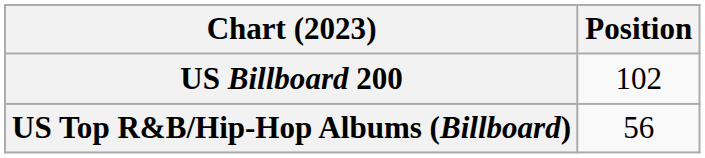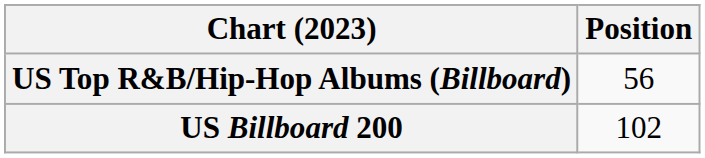rows swapped: (292, 78) <-> (292, 127)
